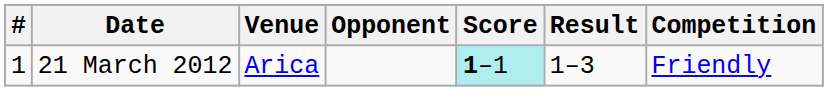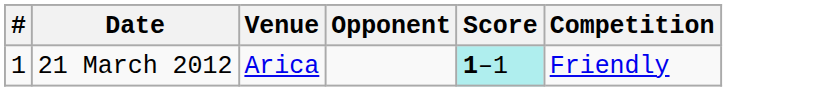- column: (595, 25)
